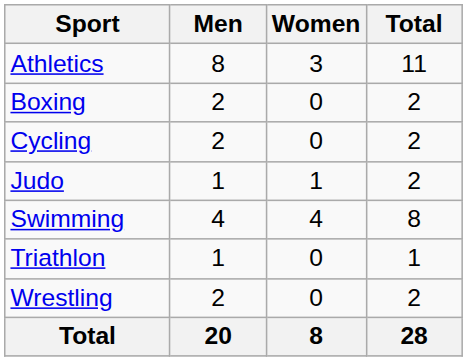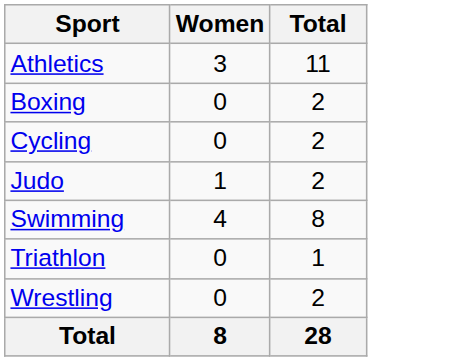- column: (218, 24)
